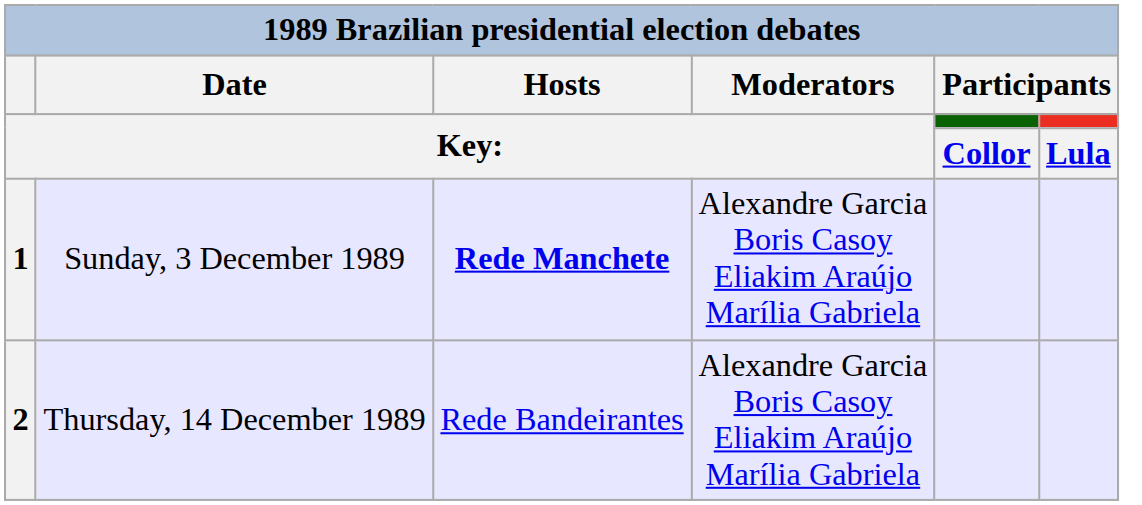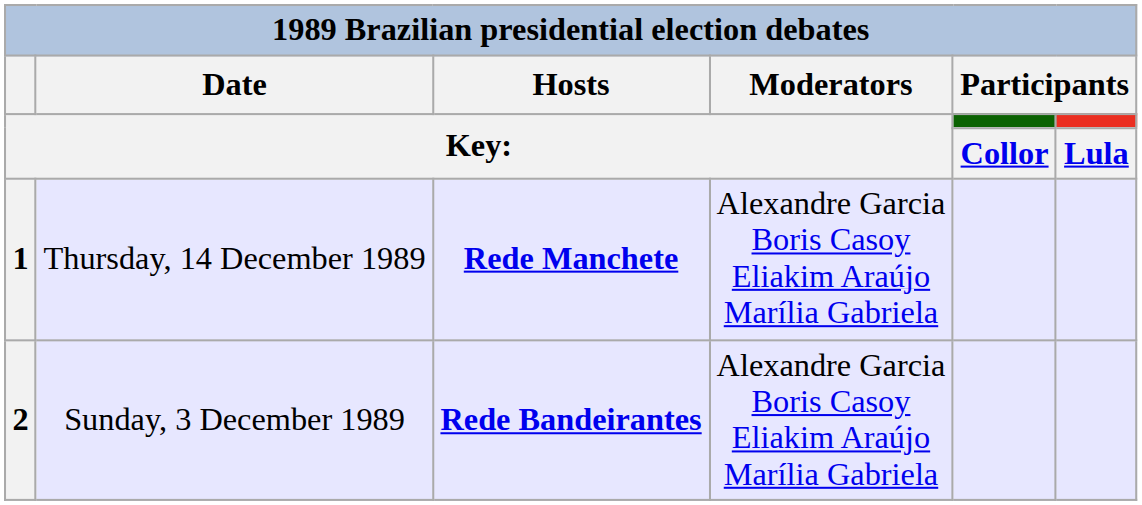(235, 258) Sunday, 3 December 1989 -> (235, 258) Thursday, 14 December 1989
(235, 419) Thursday, 14 December 1989 -> (235, 419) Sunday, 3 December 1989
(562, 419) normal -> (571, 419) bold
